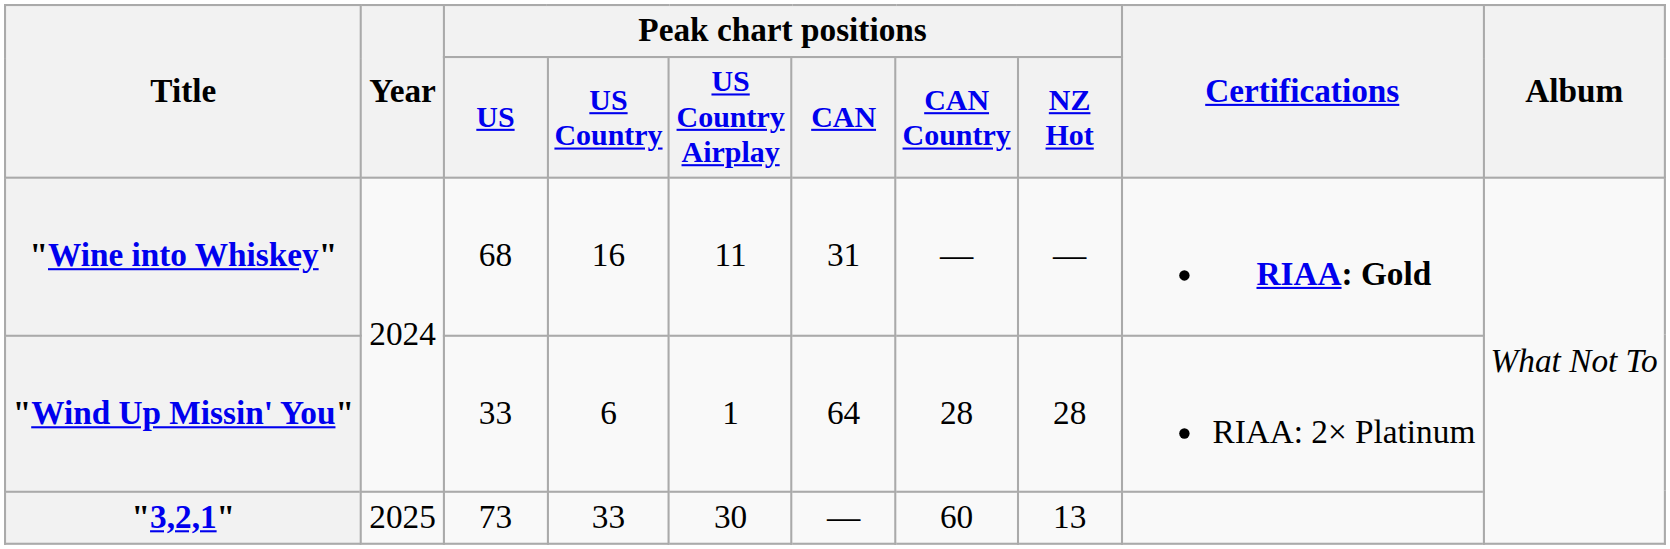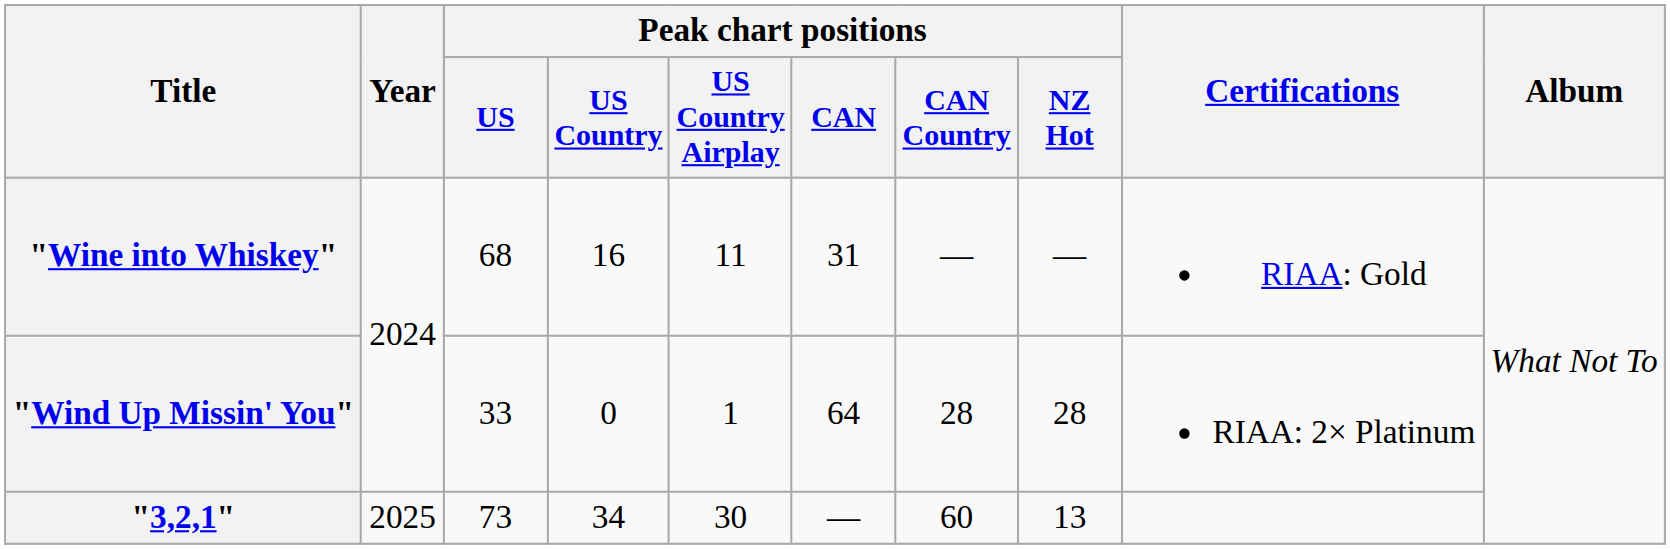(1302, 275) bold -> (1302, 275) normal
(608, 412) 6 -> (608, 412) 0
(608, 517) 33 -> (608, 517) 34
